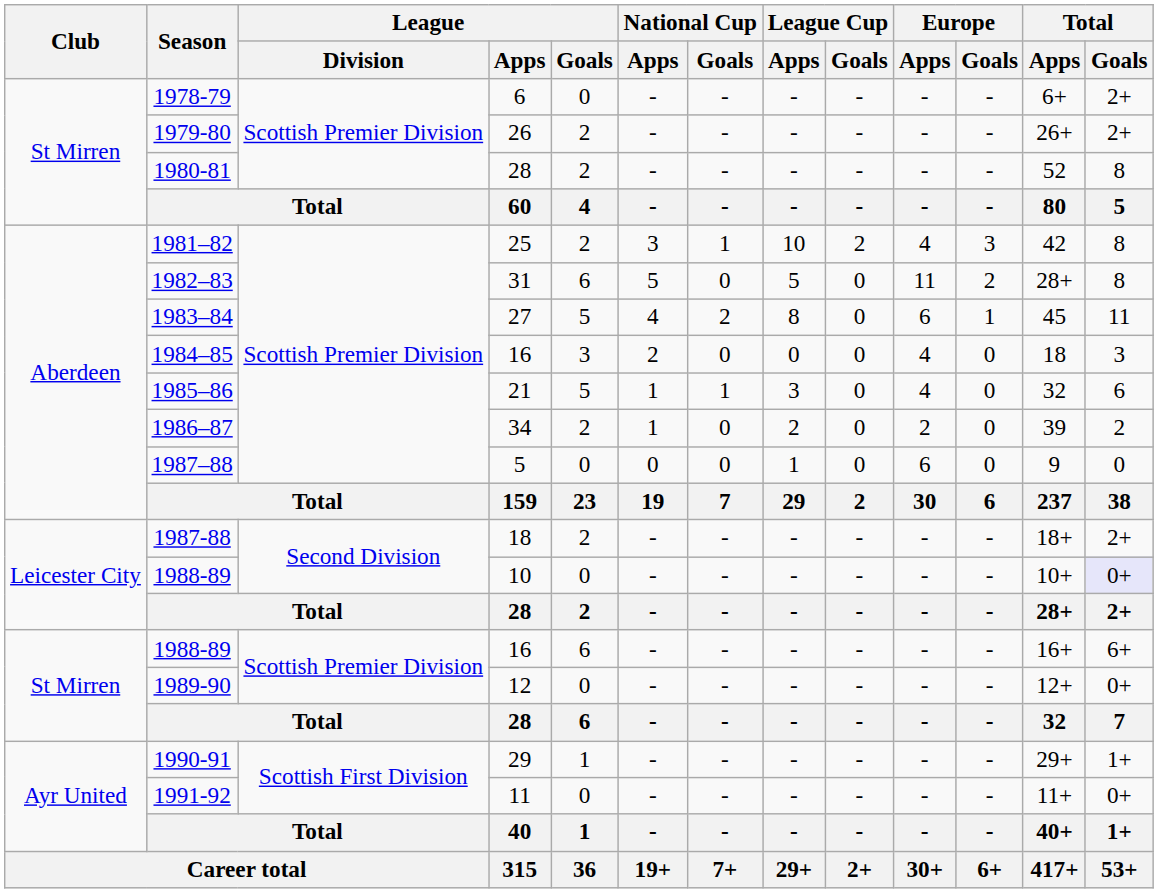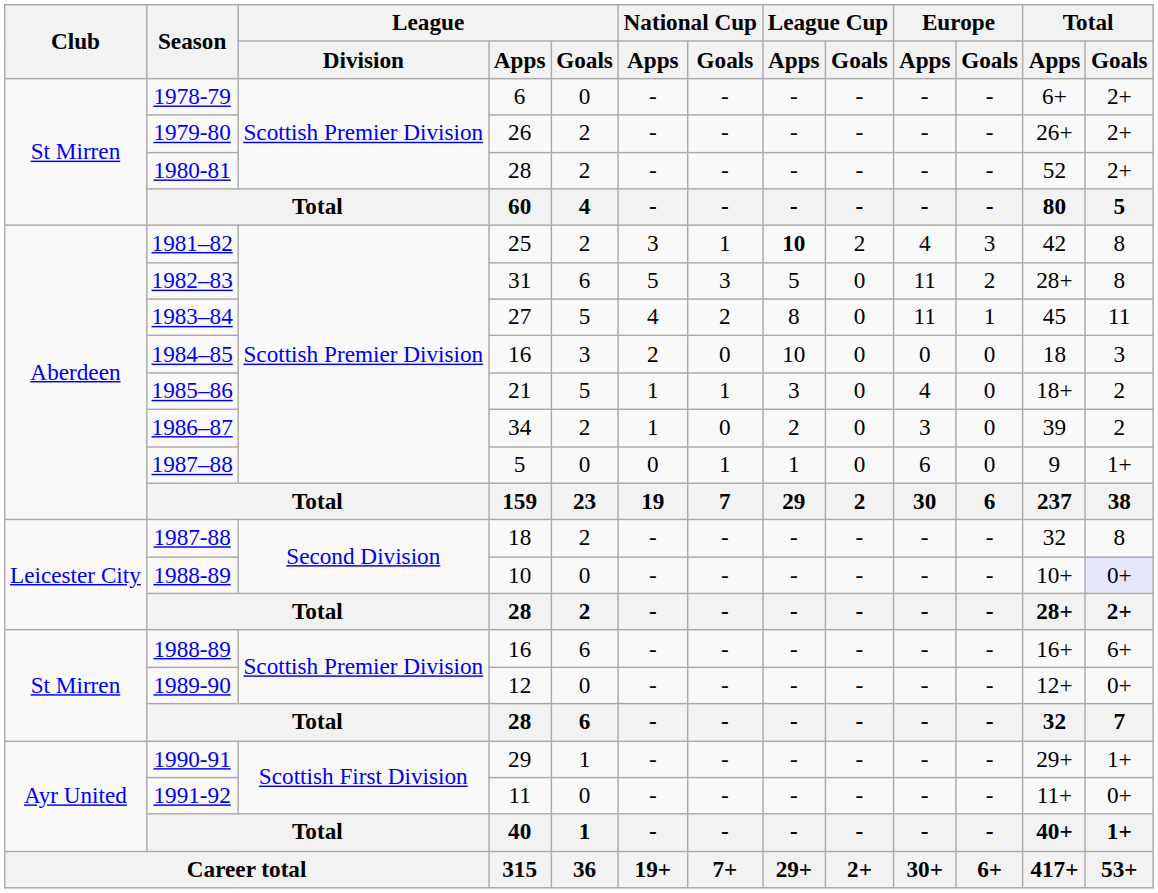(1119, 170) 8 -> (1119, 170) 2+
(794, 243) normal -> (794, 243) bold
(725, 280) 0 -> (725, 280) 3
(925, 317) 6 -> (925, 317) 11
(794, 354) 0 -> (794, 354) 10
(925, 354) 4 -> (925, 354) 0
(1054, 390) 32 -> (1054, 390) 18+
(1119, 390) 6 -> (1119, 390) 2
(925, 427) 2 -> (925, 427) 3
(725, 464) 0 -> (725, 464) 1
(1119, 464) 0 -> (1119, 464) 1+
(1054, 538) 18+ -> (1054, 538) 32
(1119, 538) 2+ -> (1119, 538) 8
